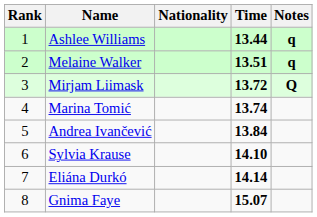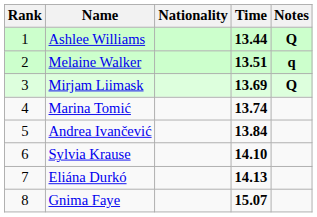(291, 39) q -> (291, 39) Q
(251, 85) 13.72 -> (251, 85) 13.69
(251, 177) 14.14 -> (251, 177) 14.13
